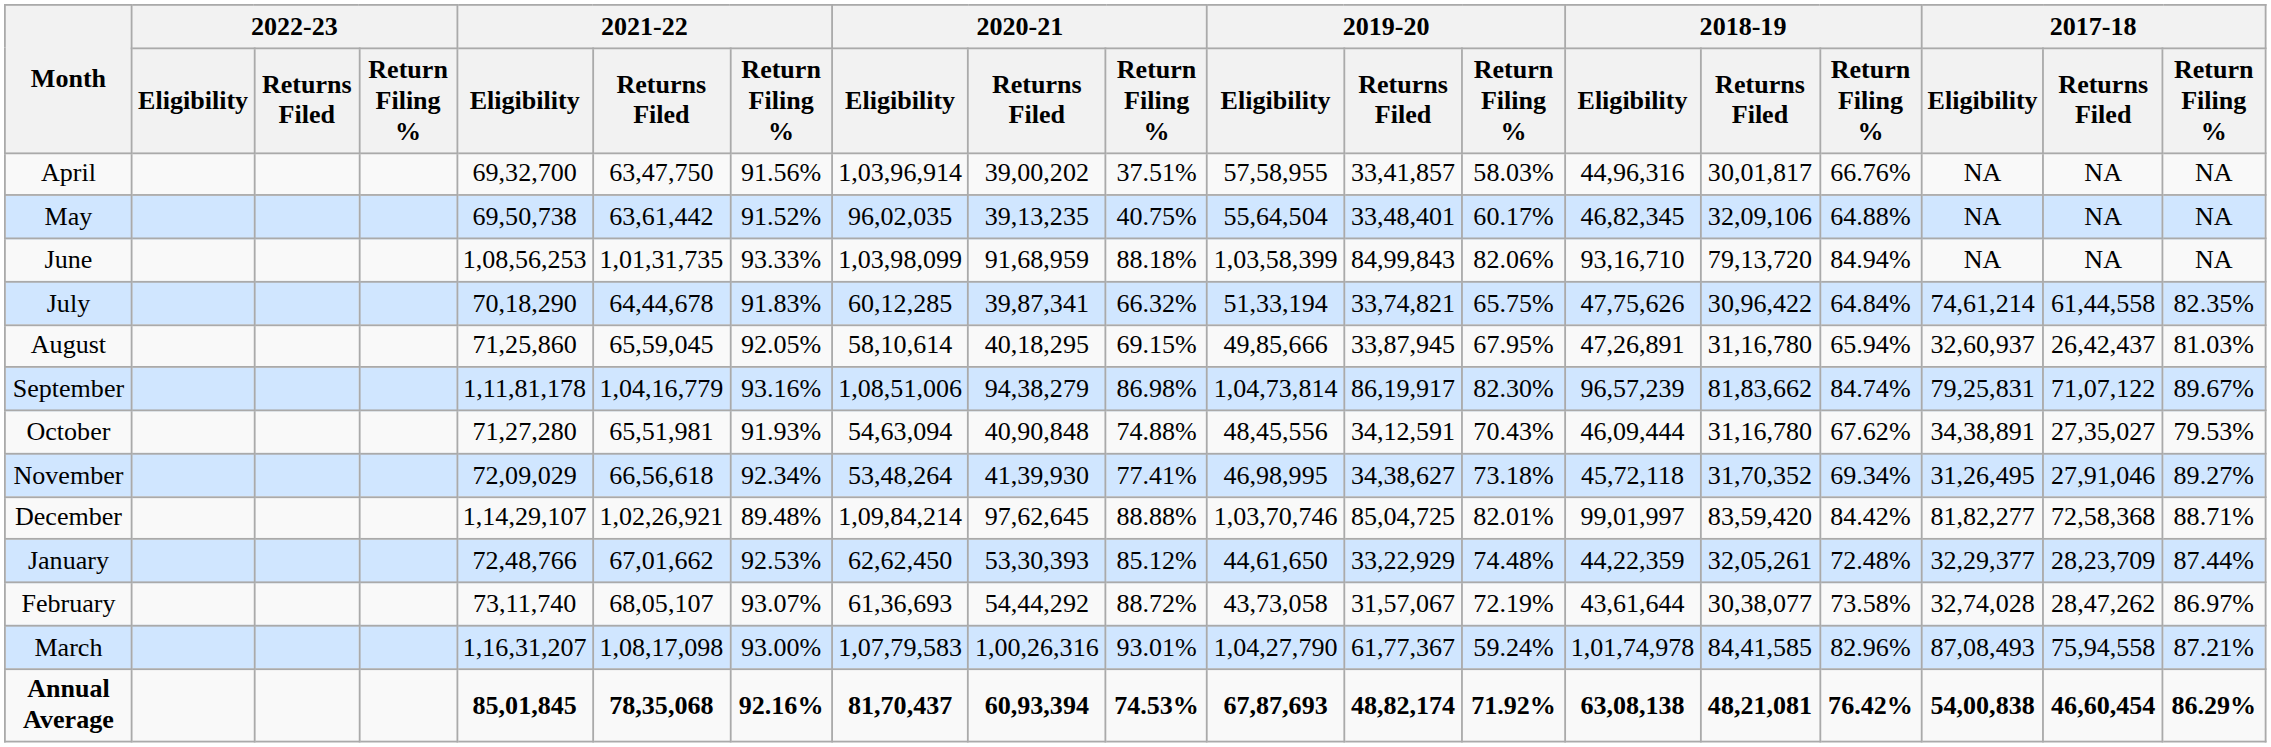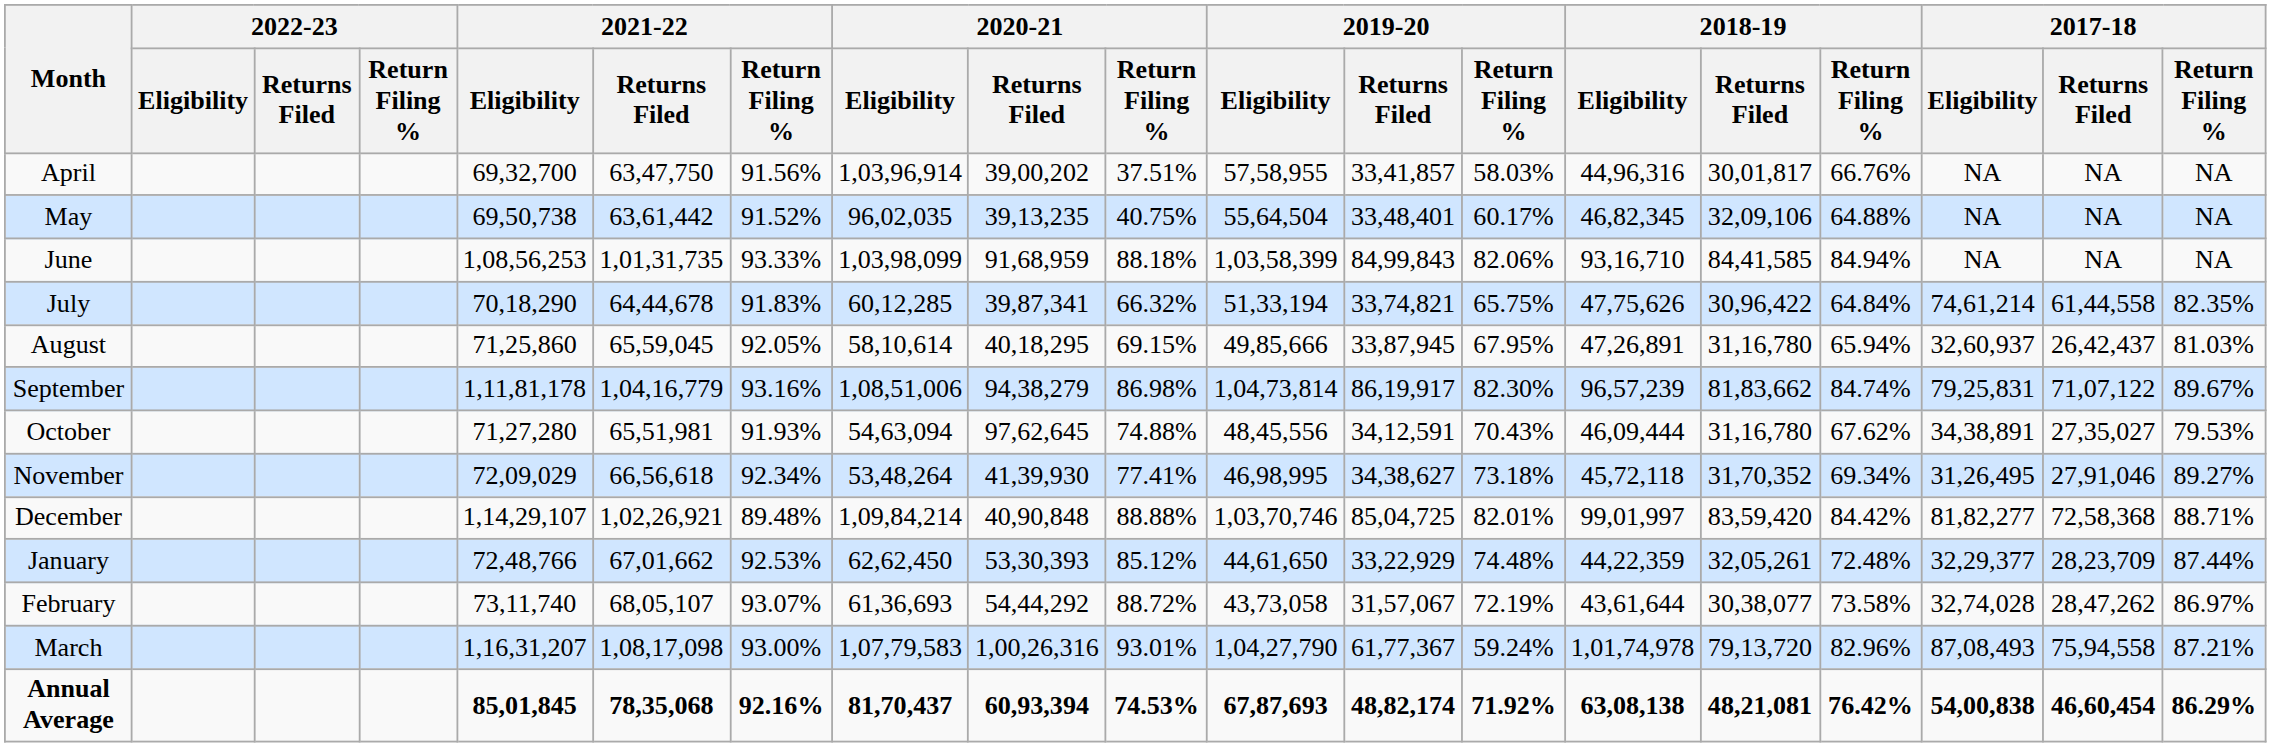(1760, 259) 79,13,720 -> (1760, 259) 84,41,585
(1037, 431) 40,90,848 -> (1037, 431) 97,62,645
(1037, 517) 97,62,645 -> (1037, 517) 40,90,848
(1760, 646) 84,41,585 -> (1760, 646) 79,13,720
